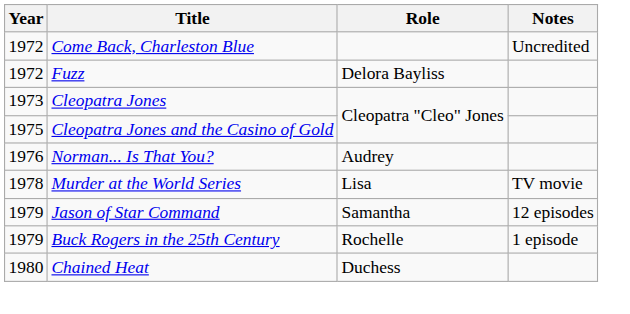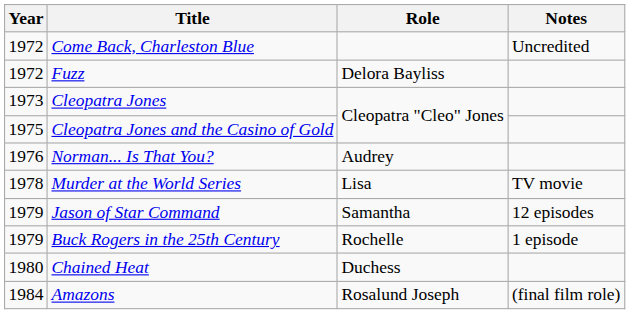+ row: (83, 294)
